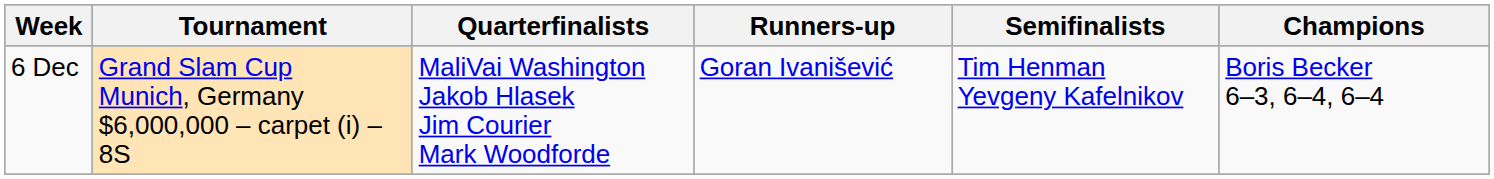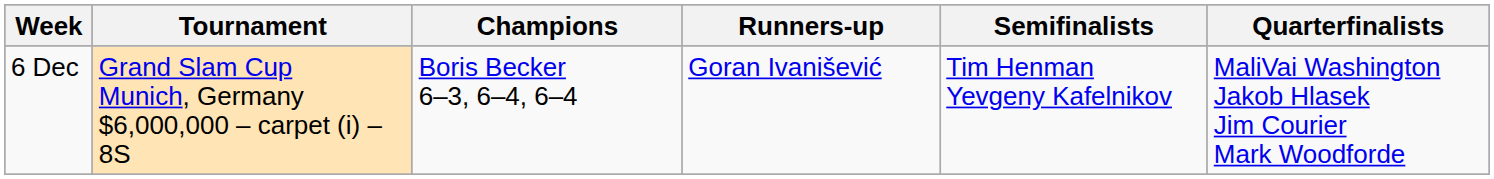columns swapped: (1354, 26) <-> (553, 26)
